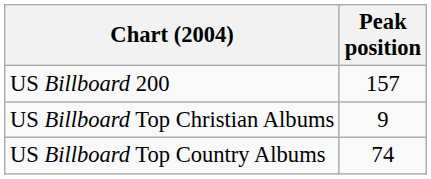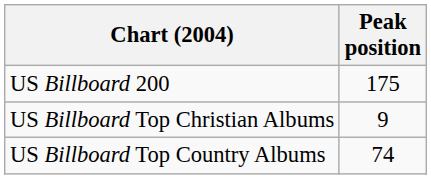(383, 83) 157 -> (383, 83) 175
